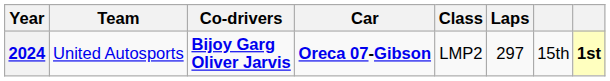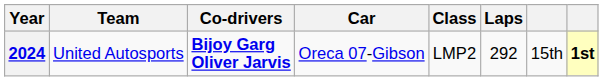(365, 53) bold -> (362, 53) normal
(510, 53) 297 -> (504, 53) 292
